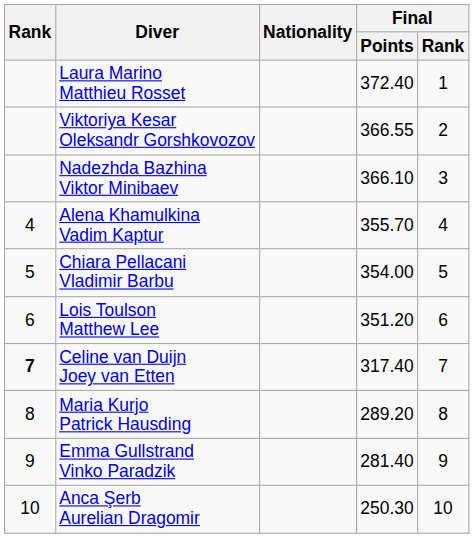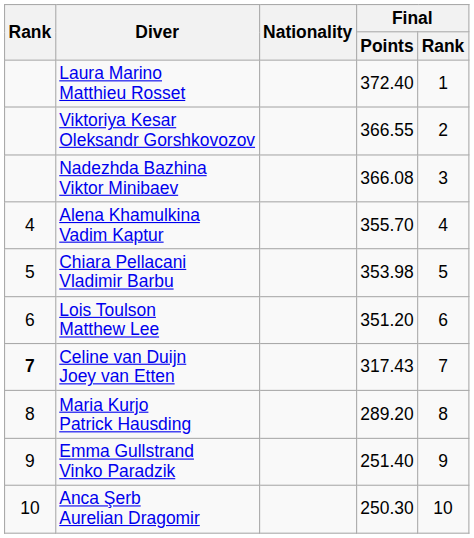(387, 178) 366.10 -> (387, 178) 366.08
(387, 272) 354.00 -> (387, 272) 353.98
(387, 367) 317.40 -> (387, 367) 317.43
(387, 461) 281.40 -> (387, 461) 251.40
